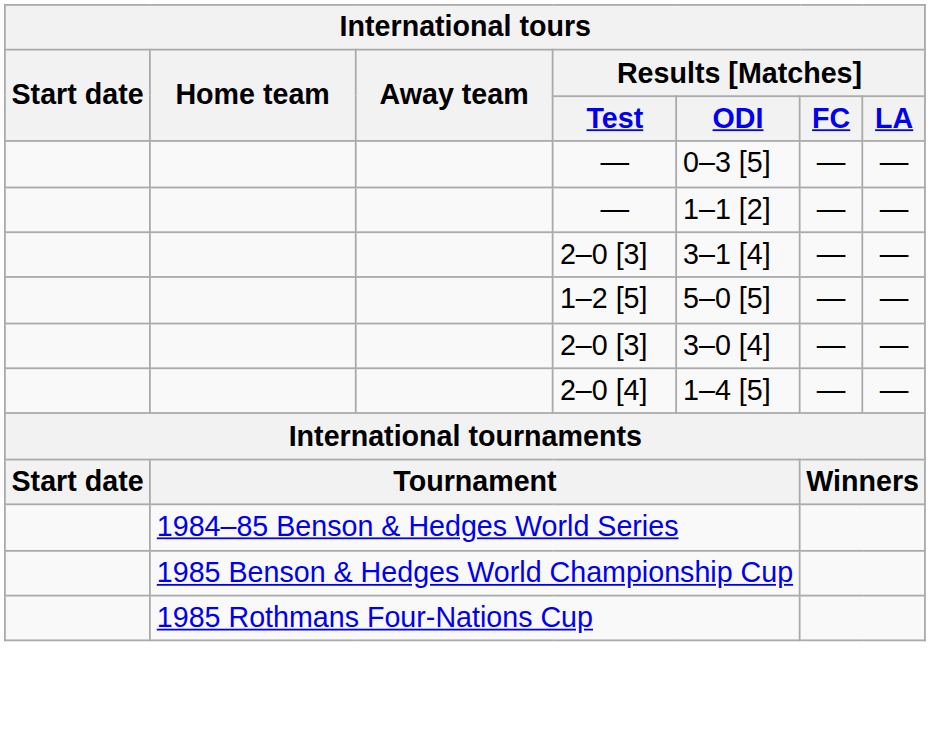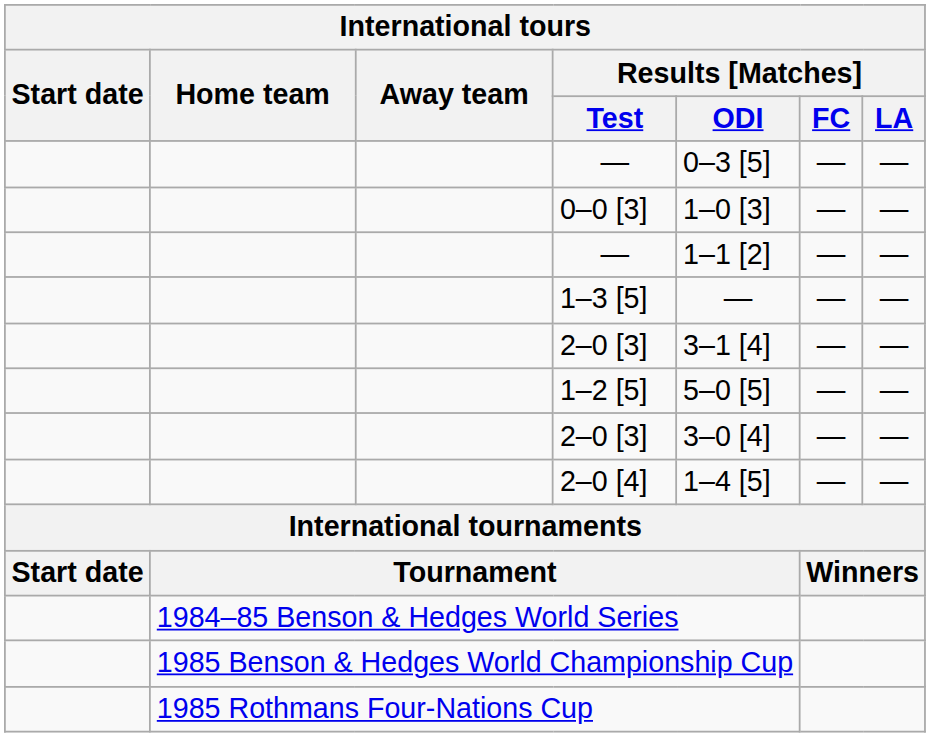+ row: (253, 209)
+ row: (253, 300)
